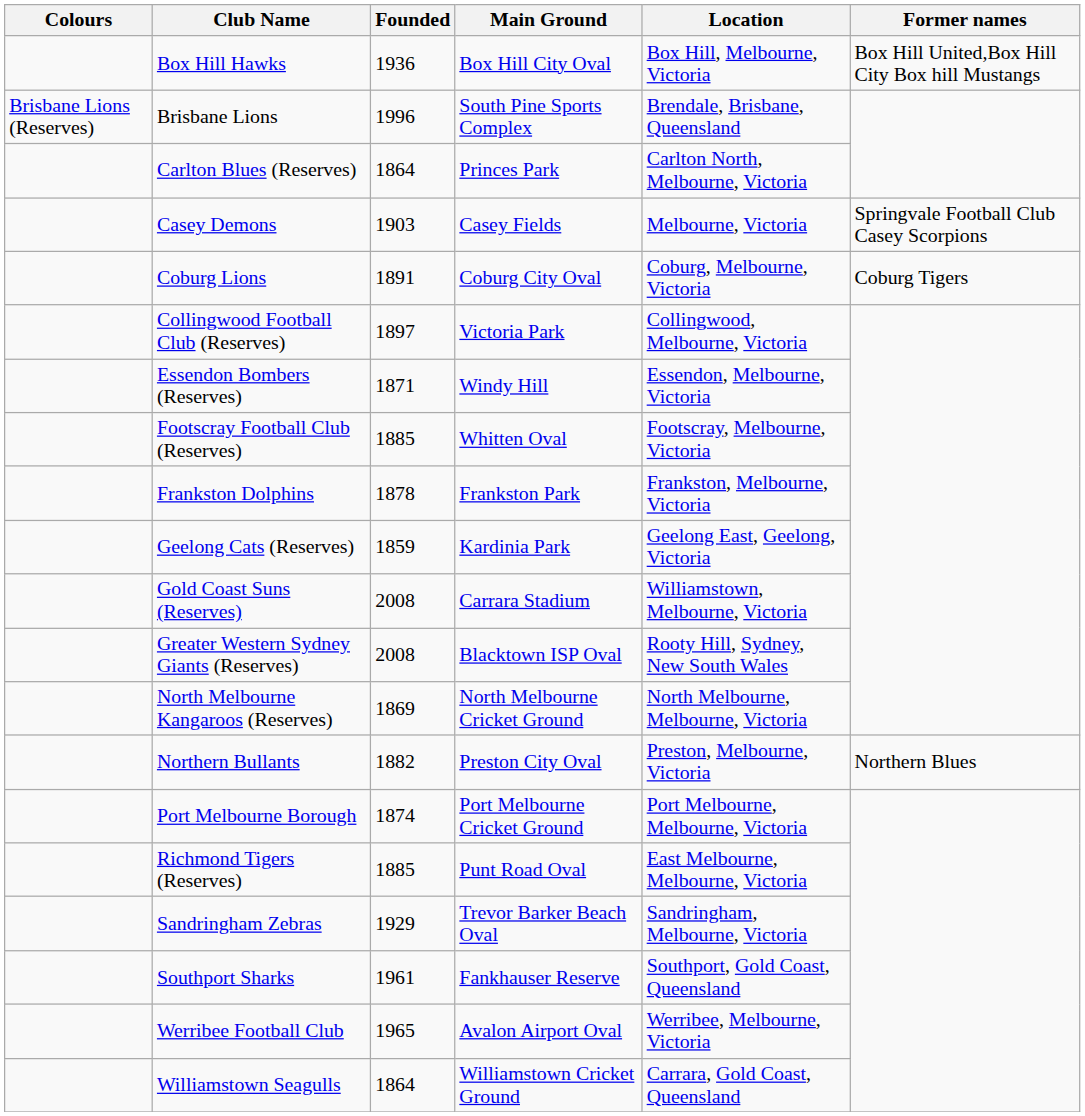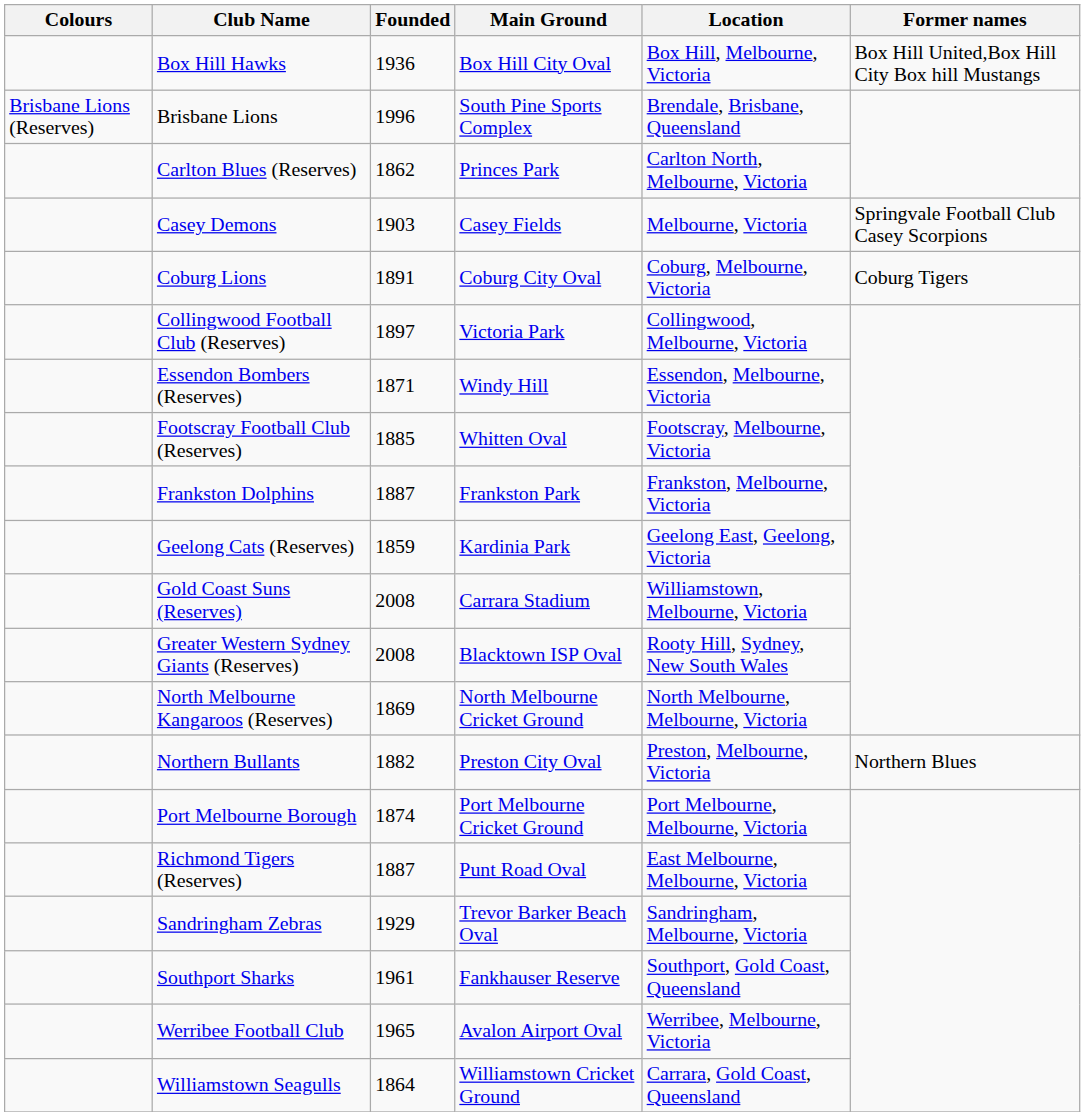(395, 170) 1864 -> (395, 170) 1862
(395, 493) 1878 -> (395, 493) 1887
(395, 869) 1885 -> (395, 869) 1887
